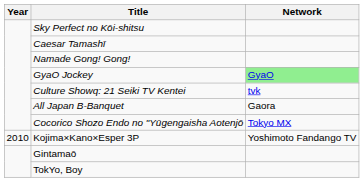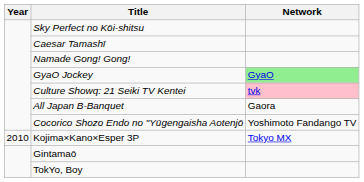(254, 91) no background -> (254, 91) pink background
(270, 122) Tokyo MX -> (302, 122) Yoshimoto Fandango TV
(302, 138) Yoshimoto Fandango TV -> (270, 138) Tokyo MX
